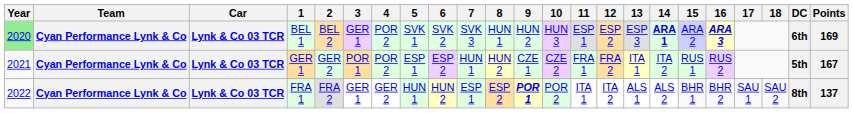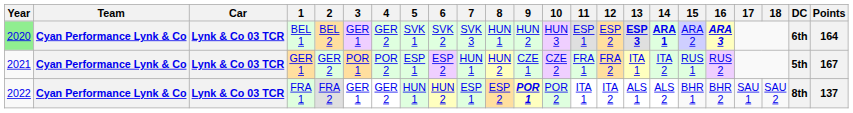(386, 35) POR 2 -> (386, 35) GER 2
(637, 35) normal -> (637, 35) bold
(829, 35) 169 -> (829, 35) 164
